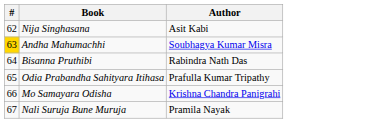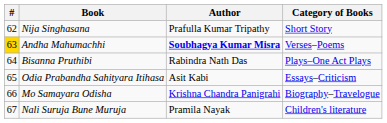+ column: (332, 12)
(189, 28) Asit Kabi -> (219, 28) Prafulla Kumar Tripathy
(220, 45) normal -> (225, 45) bold
(219, 77) Prafulla Kumar Tripathy -> (189, 77) Asit Kabi
